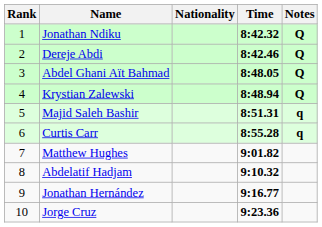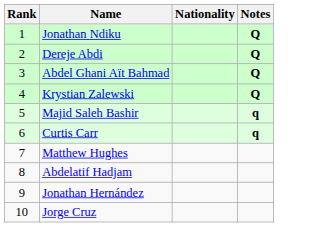- column: (260, 14)
